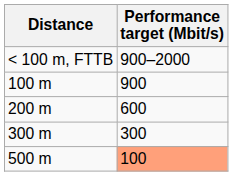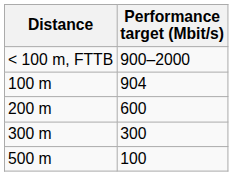(133, 84) 900 -> (133, 84) 904
(133, 158) lightsalmon background -> (133, 158) no background
